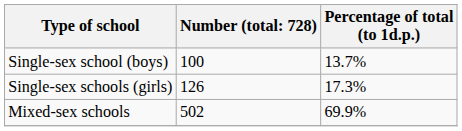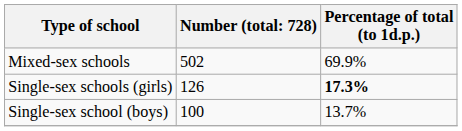rows swapped: (69, 112) <-> (88, 61)
(345, 86) normal -> (347, 86) bold
